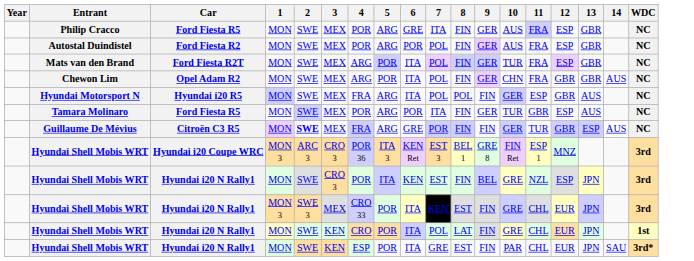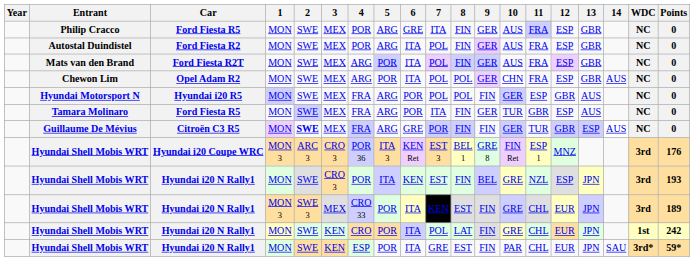+ column: (674, 13)
(413, 46) POR -> (413, 46) ITA
(513, 63) TUR -> (513, 63) AUS
(463, 79) FIN -> (463, 79) POL
(565, 79) GBR -> (565, 79) ESP
(413, 96) ITA -> (413, 96) POR
(361, 112) POR -> (361, 112) FRA
